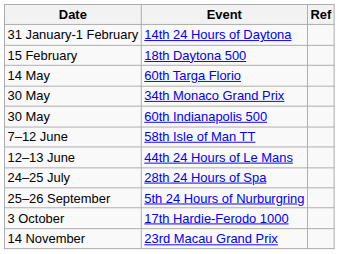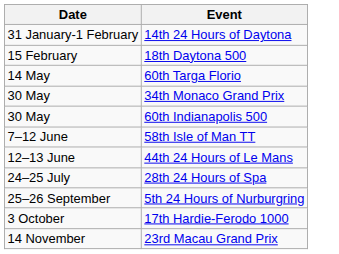- column: (321, 14)
